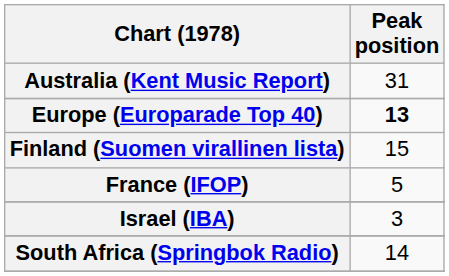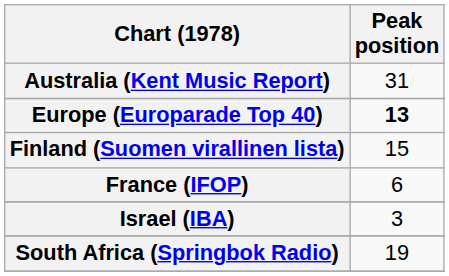(397, 184) 5 -> (397, 184) 6
(397, 253) 14 -> (397, 253) 19
